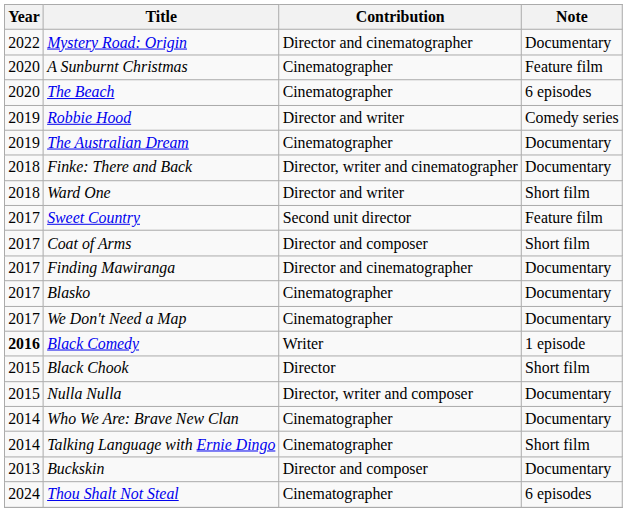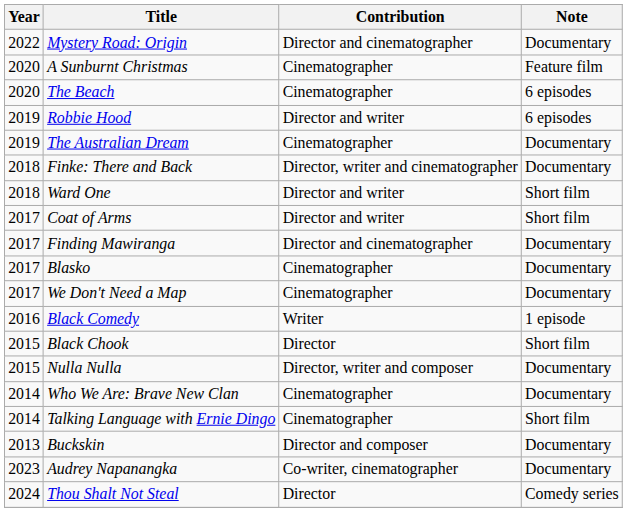(572, 117) Comedy series -> (558, 117) 6 episodes
- row: (94, 218)
(355, 243) Director and composer -> (343, 218) Director and writer
(24, 343) bold -> (24, 318) normal
+ row: (112, 469)
(338, 494) Cinematographer -> (309, 494) Director
(558, 494) 6 episodes -> (572, 494) Comedy series
